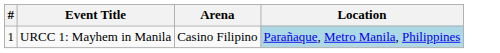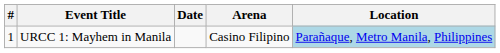+ column: (190, 15)
